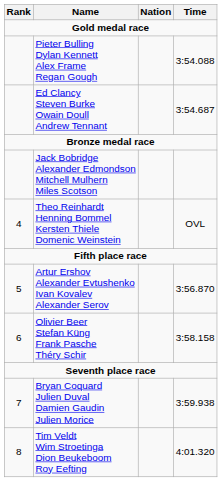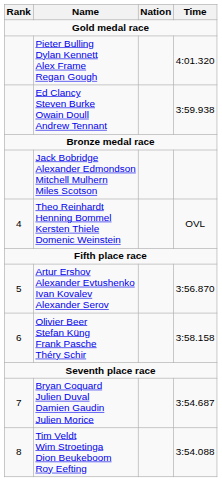(195, 60) 3:54.088 -> (195, 60) 4:01.320
(195, 109) 3:54.687 -> (195, 109) 3:59.938
(195, 403) 3:59.938 -> (195, 403) 3:54.687
(195, 452) 4:01.320 -> (195, 452) 3:54.088
